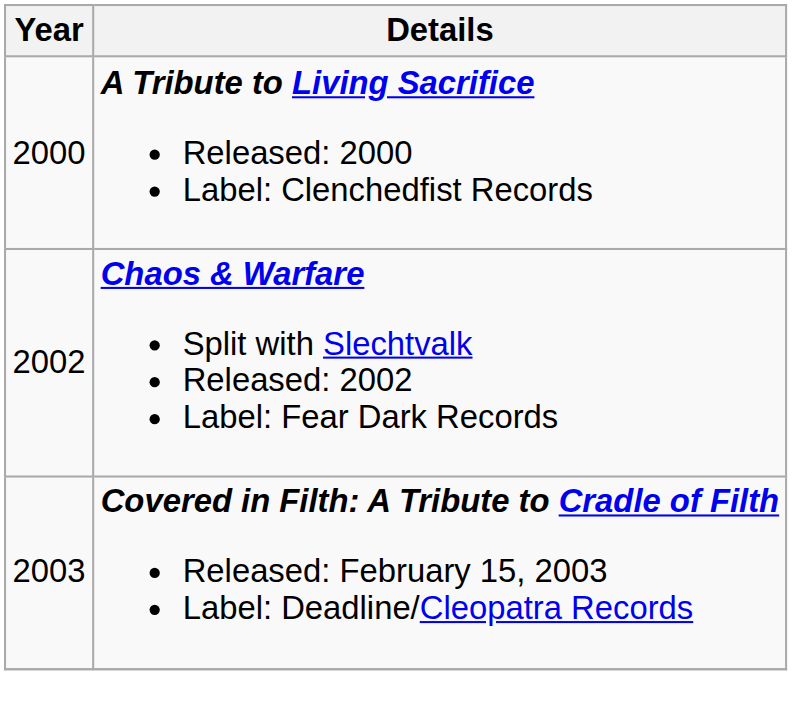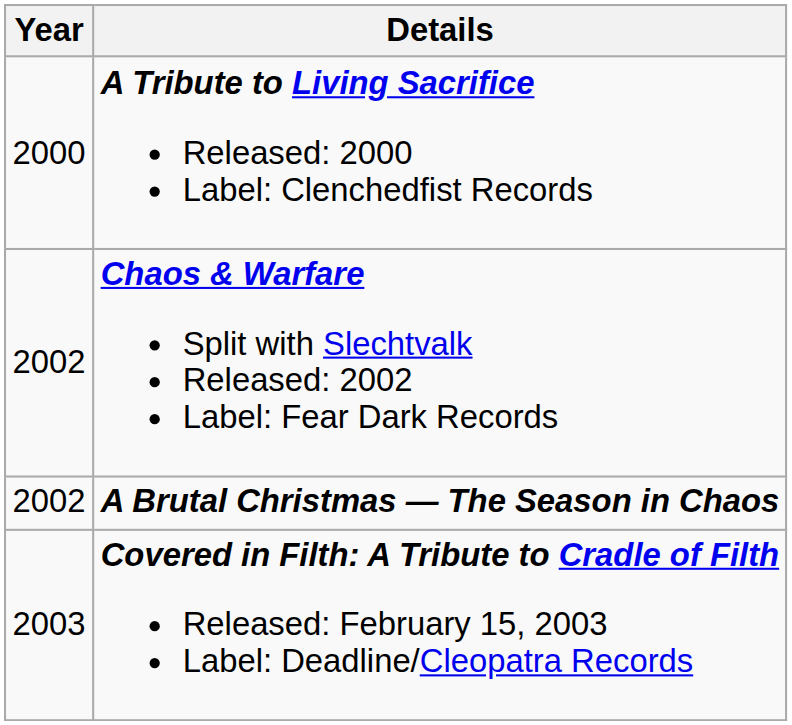+ row: (440, 502)
